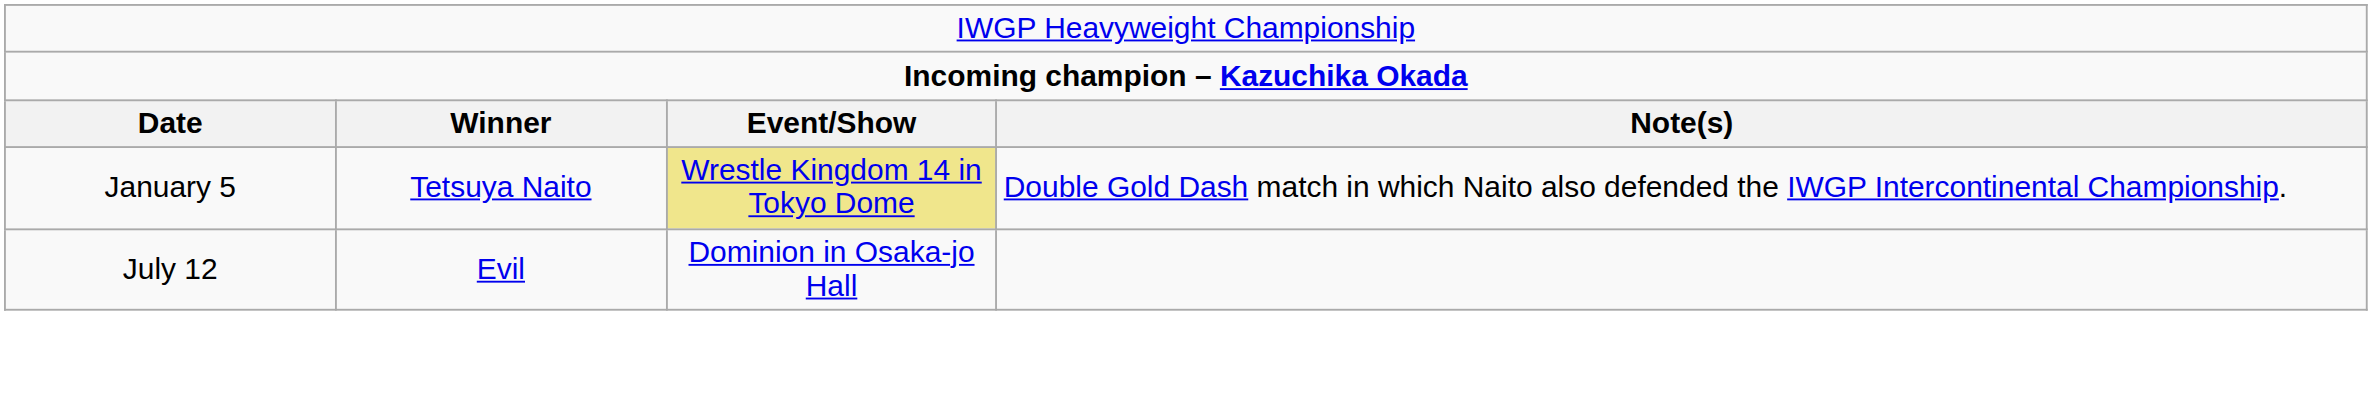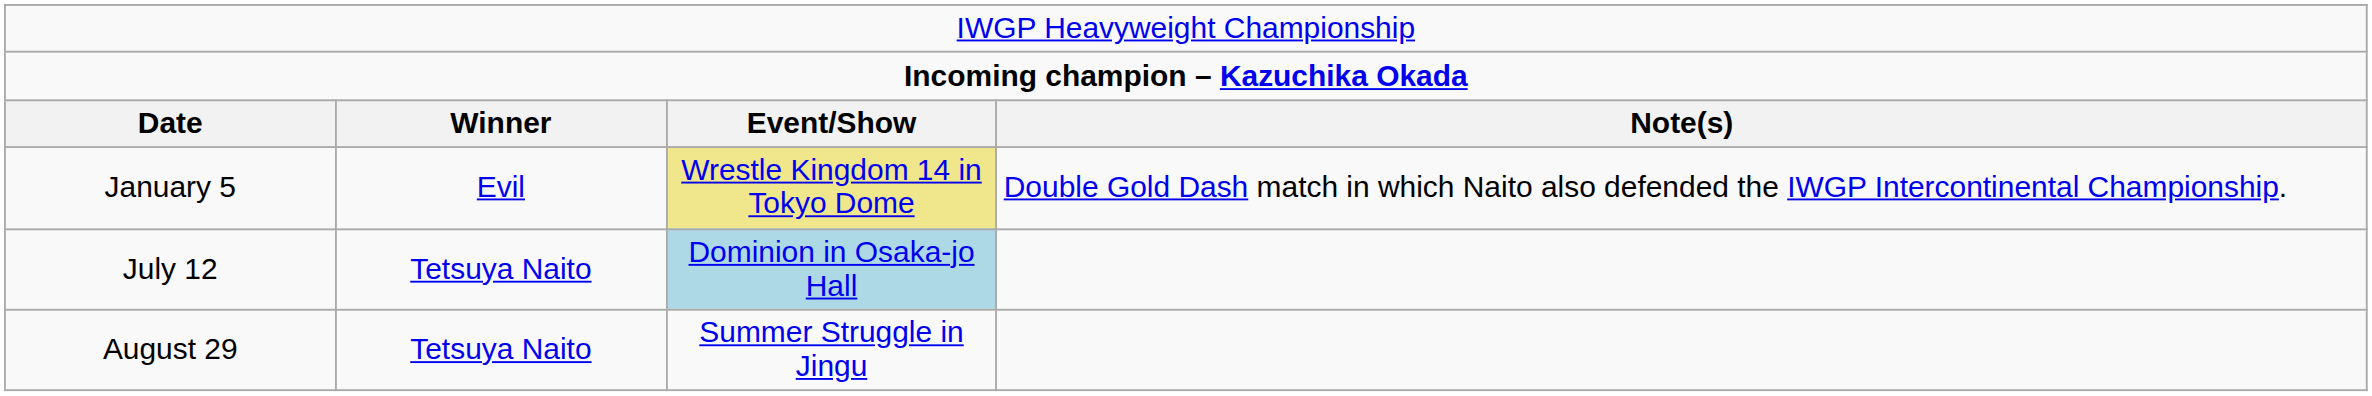(501, 187) Tetsuya Naito -> (501, 187) Evil
(501, 268) Evil -> (501, 268) Tetsuya Naito
(832, 268) no background -> (832, 268) lightblue background
+ row: (170, 349)
